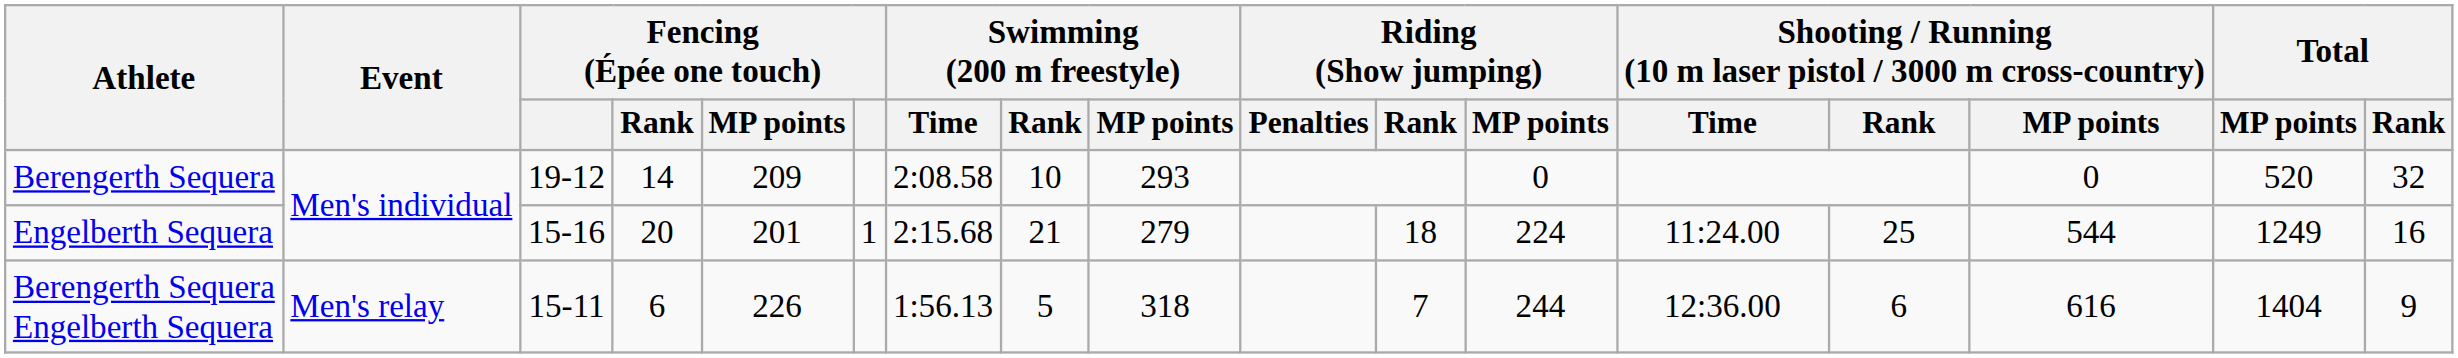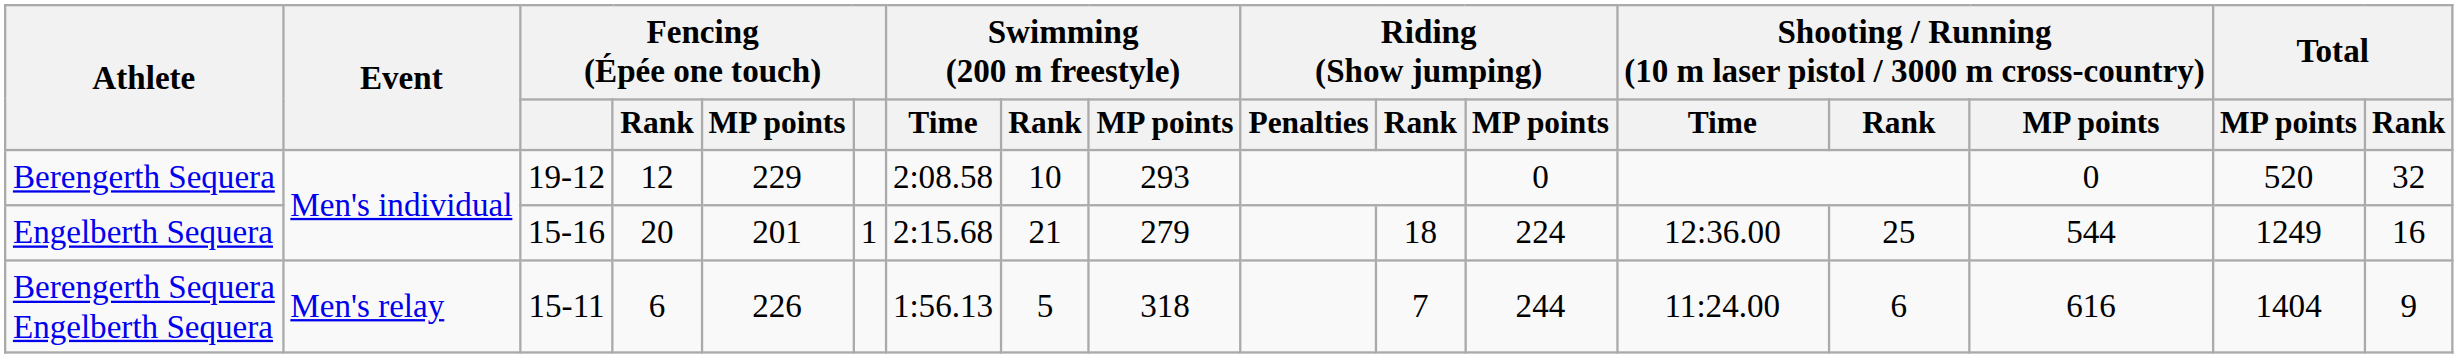(657, 177) 14 -> (657, 177) 12
(777, 177) 209 -> (777, 177) 229
(1722, 232) 11:24.00 -> (1722, 232) 12:36.00
(1722, 306) 12:36.00 -> (1722, 306) 11:24.00
